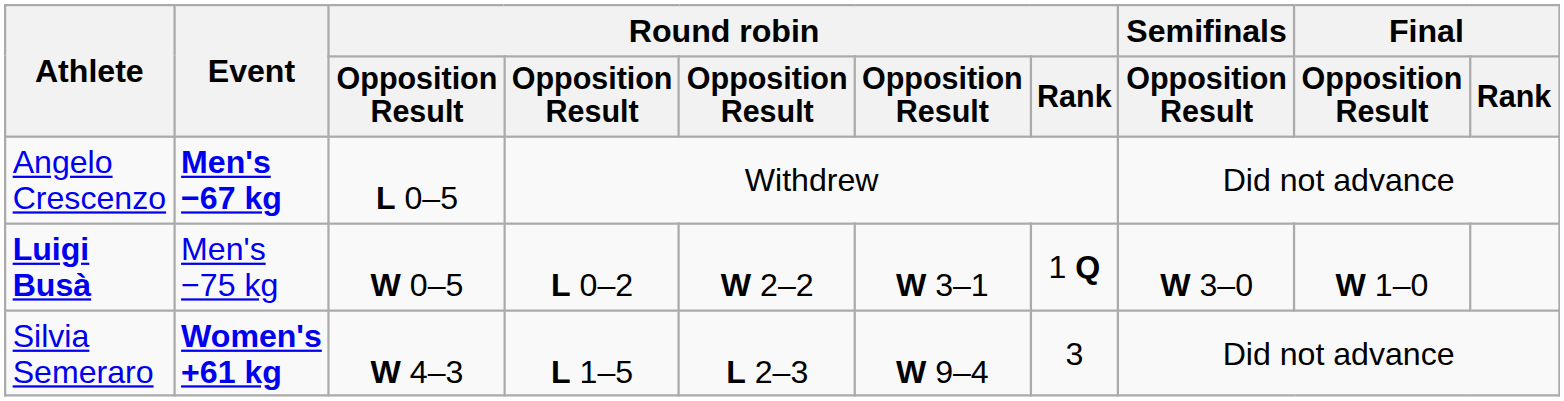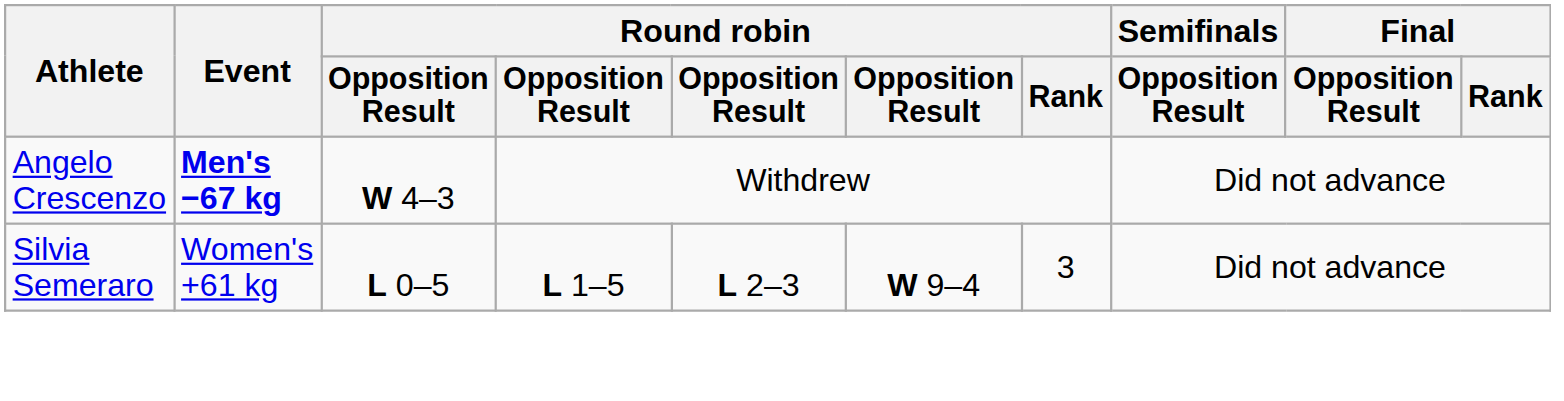(417, 199) L 0–5 -> (408, 199) W 4–3
- row: (52, 267)
(251, 354) bold -> (247, 267) normal
(417, 371) W 4–3 -> (408, 285) L 0–5
